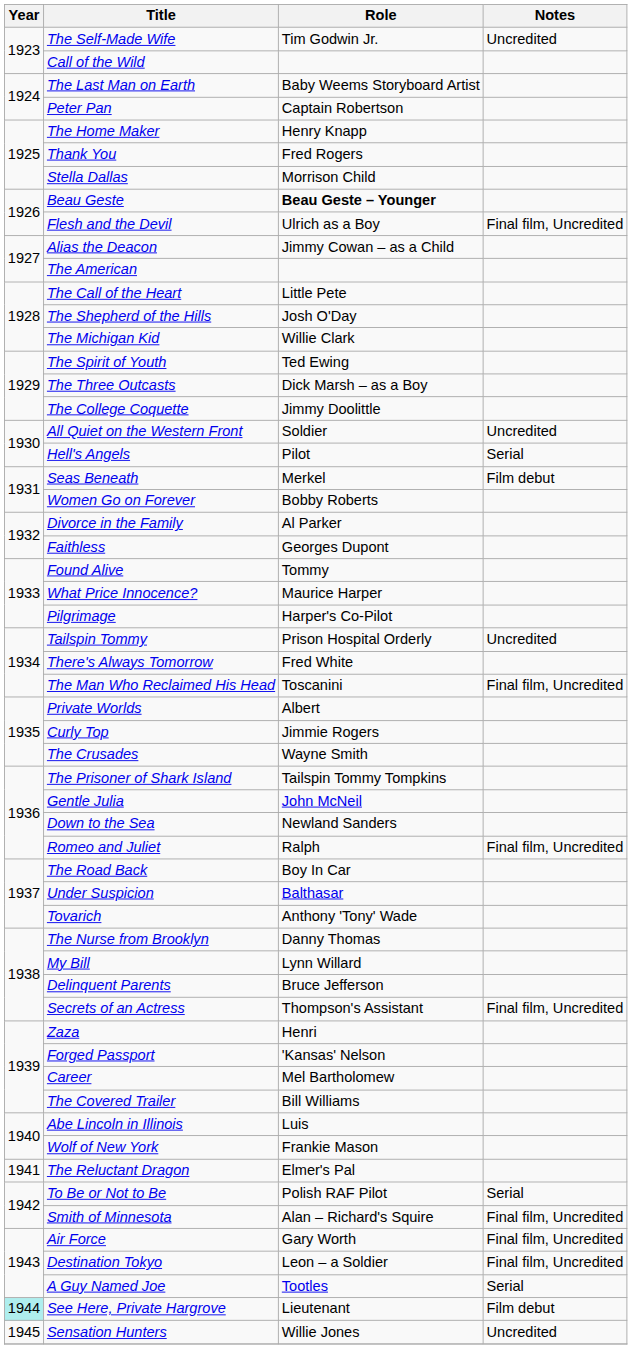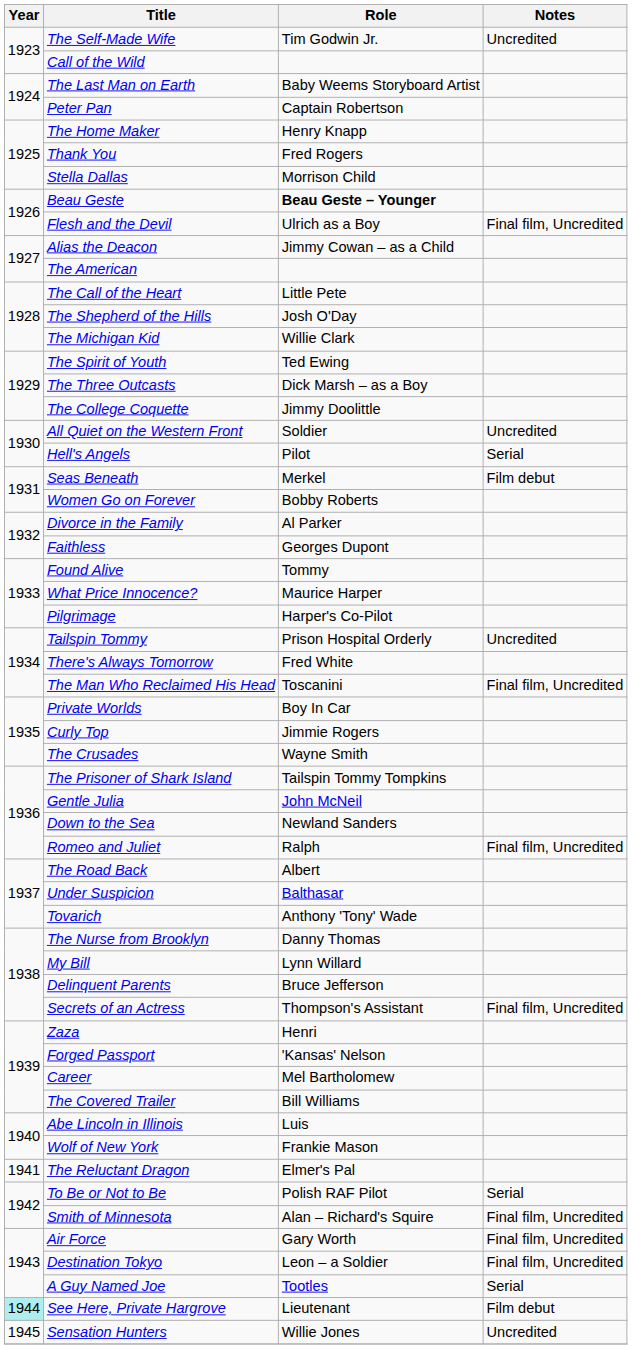(301, 708) Albert -> (316, 708) Boy In Car
(316, 870) Boy In Car -> (301, 870) Albert
